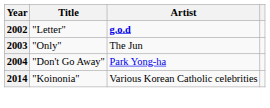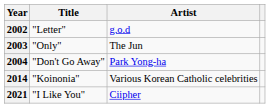(120, 29) bold -> (120, 29) normal
+ row: (17, 95)
